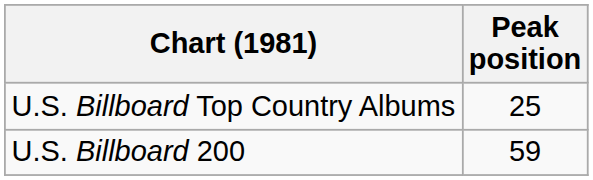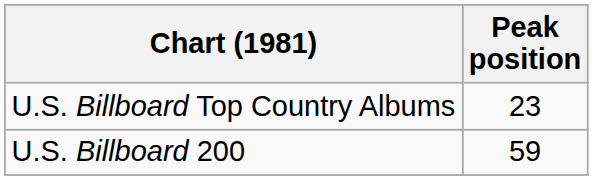(525, 105) 25 -> (525, 105) 23
